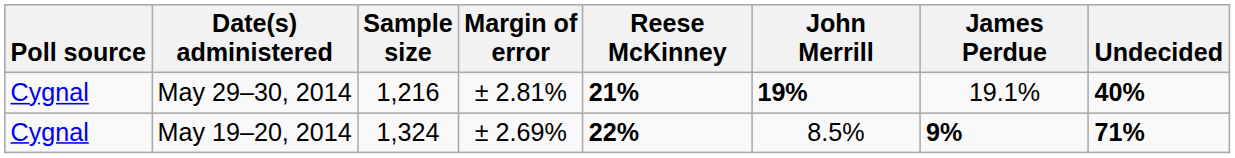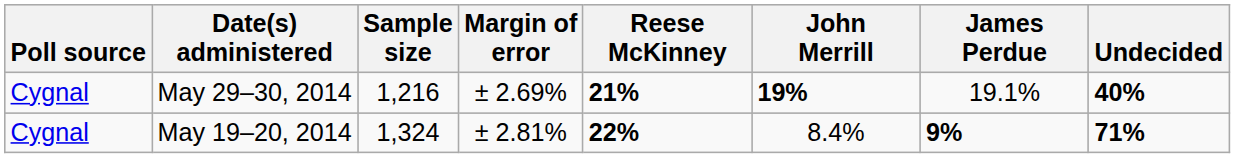(521, 92) ± 2.81% -> (521, 92) ± 2.69%
(521, 132) ± 2.69% -> (521, 132) ± 2.81%
(836, 132) 8.5% -> (836, 132) 8.4%
